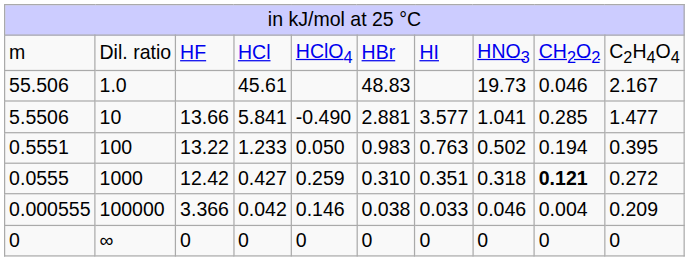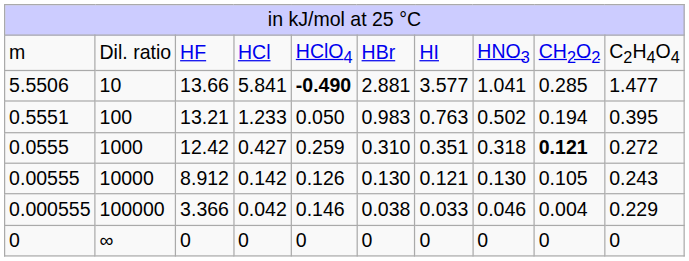- row: (39, 85)
(324, 116) normal -> (324, 85) bold
(205, 147) 13.22 -> (205, 116) 13.21
+ row: (44, 178)
(634, 209) 0.209 -> (634, 209) 0.229
